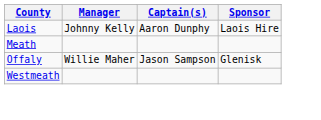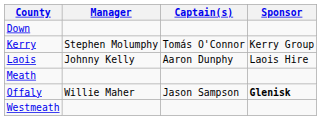+ row: (18, 28)
+ row: (21, 44)
(241, 60) normal -> (270, 92) bold
